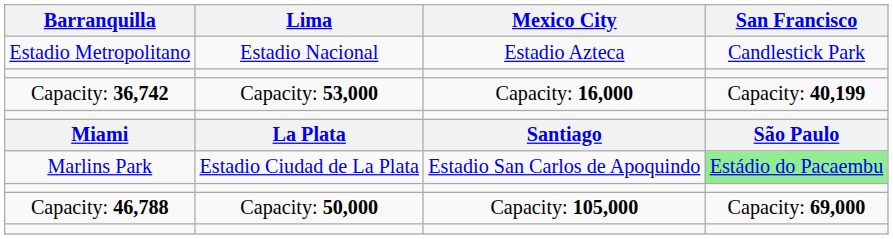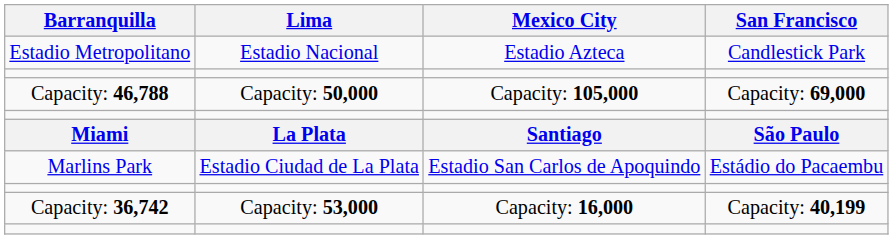rows swapped: (100, 208) <-> (100, 93)
(796, 166) lightgreen background -> (796, 166) no background
